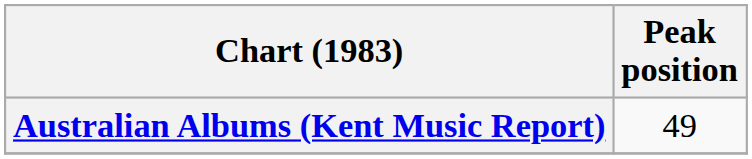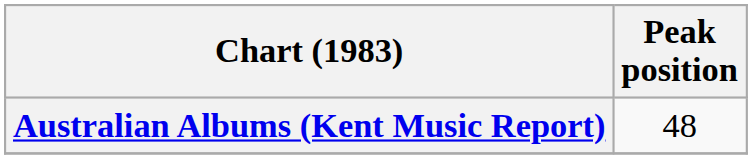(680, 125) 49 -> (680, 125) 48
